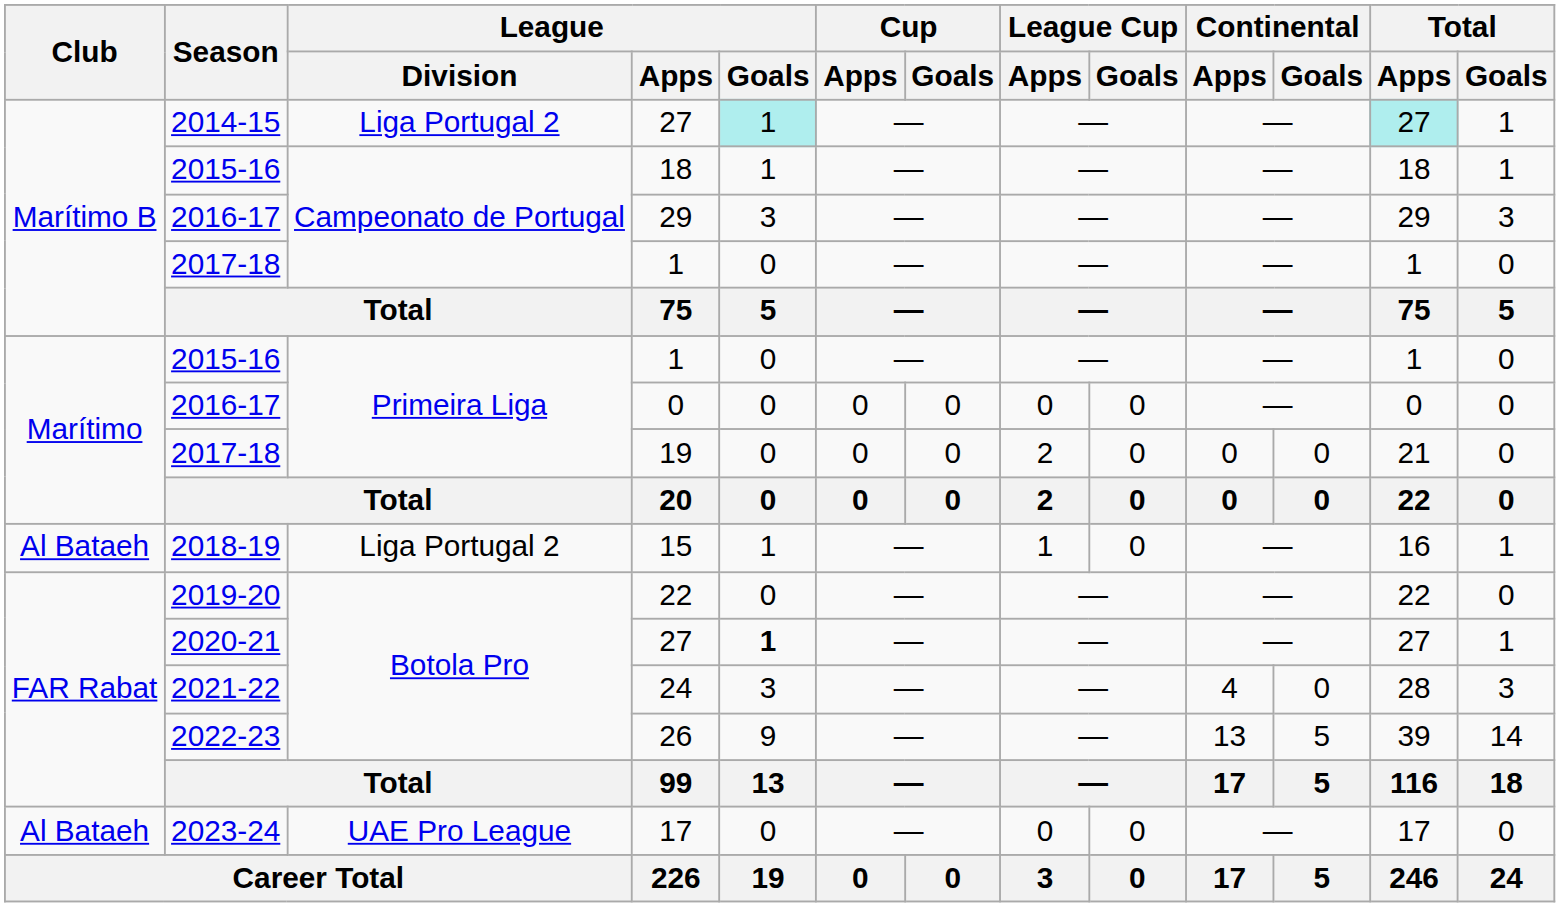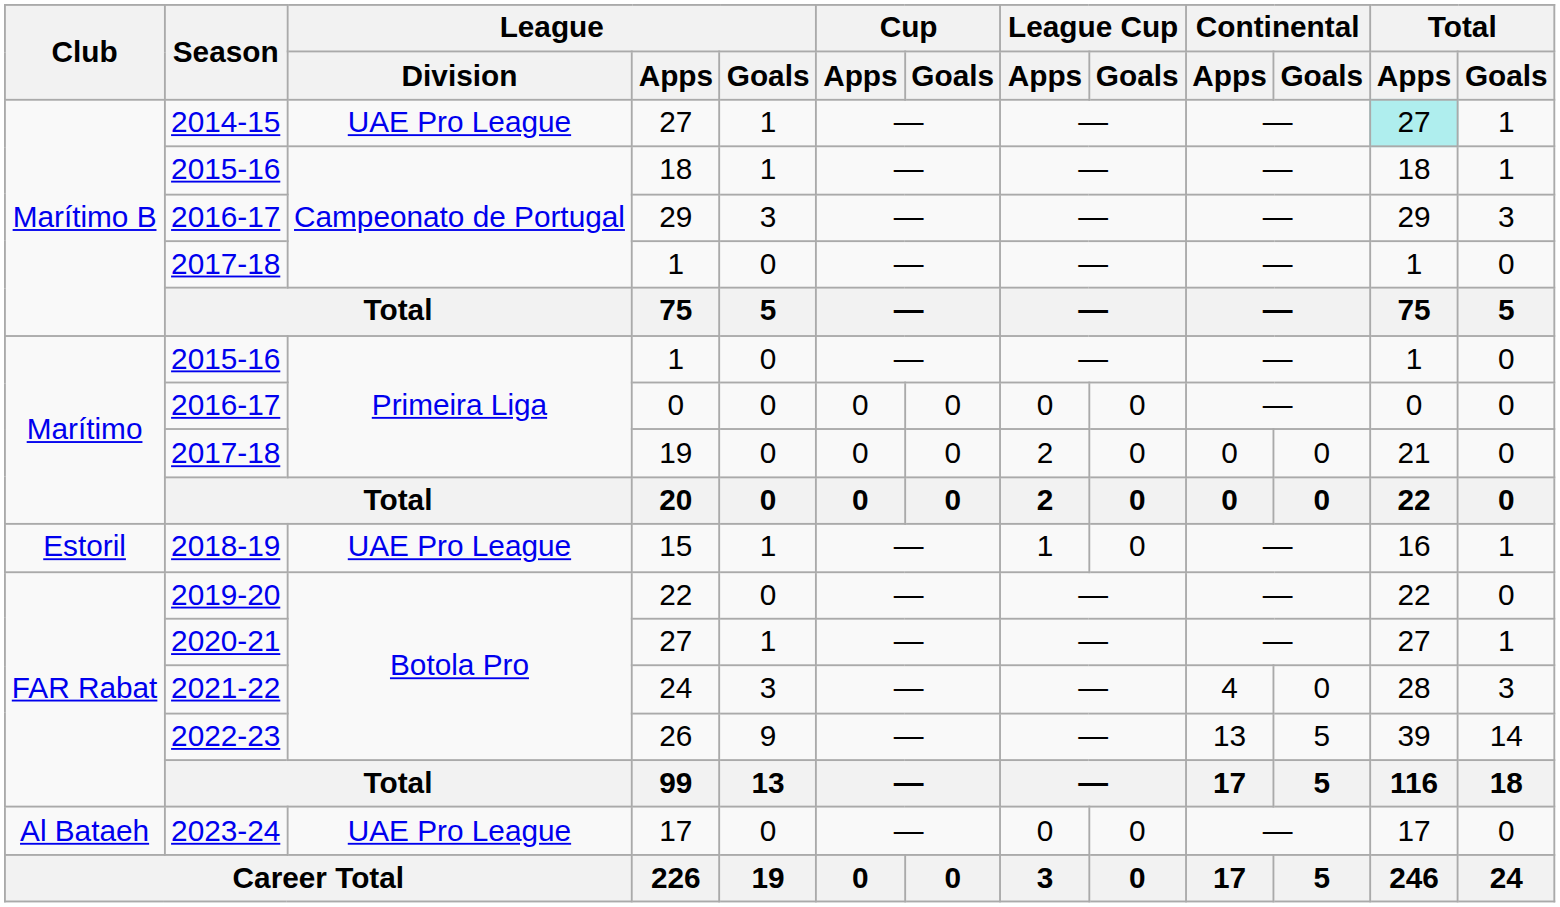(459, 122) Liga Portugal 2 -> (459, 122) UAE Pro League
(768, 122) paleturquoise background -> (768, 122) no background
(85, 547) Al Bataeh -> (85, 547) Estoril
(459, 547) Liga Portugal 2 -> (459, 547) UAE Pro League
(768, 641) bold -> (768, 641) normal
